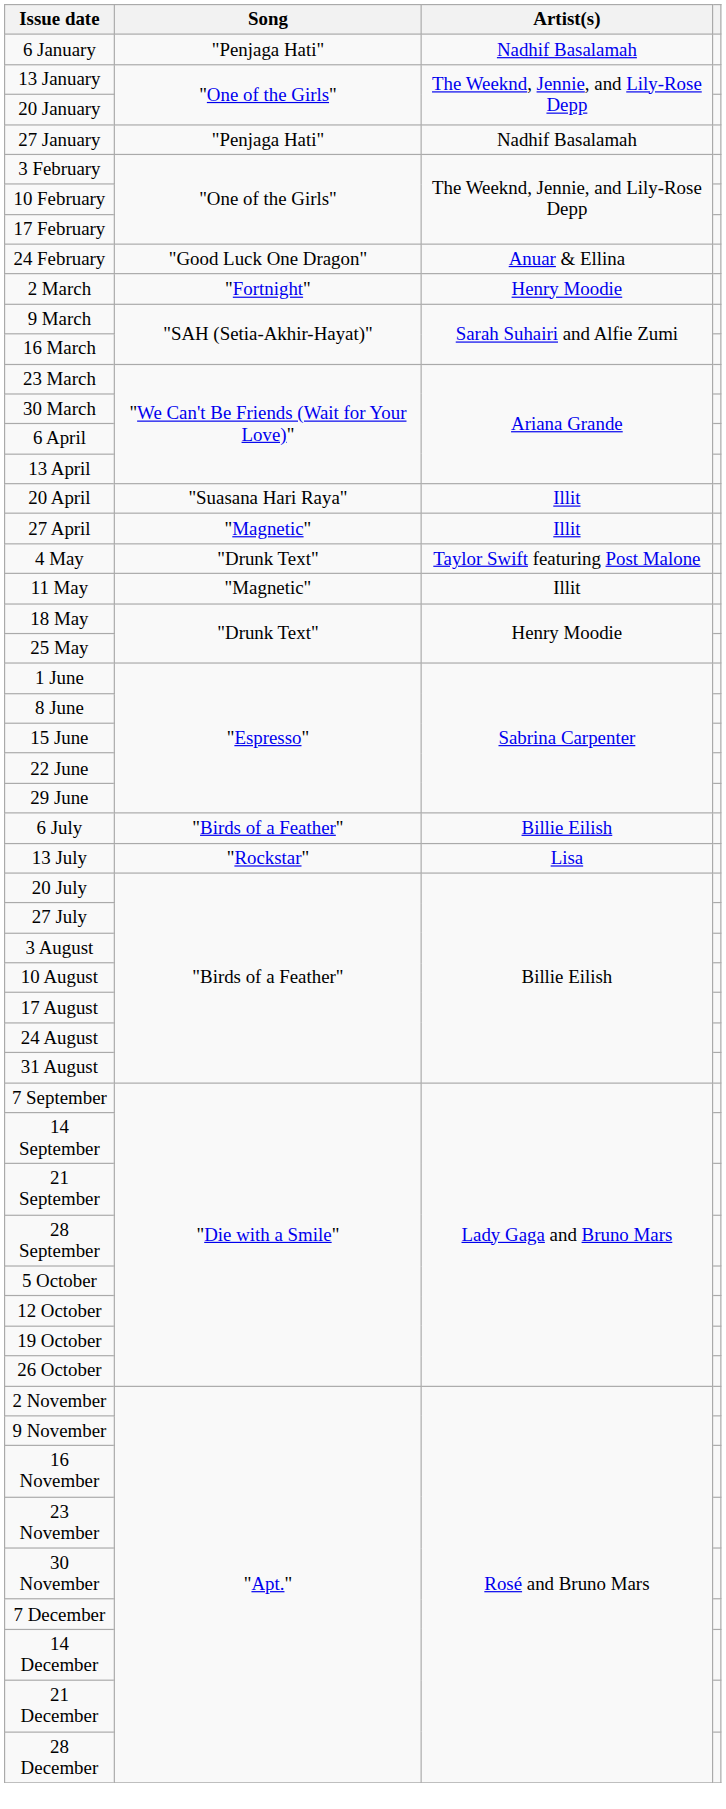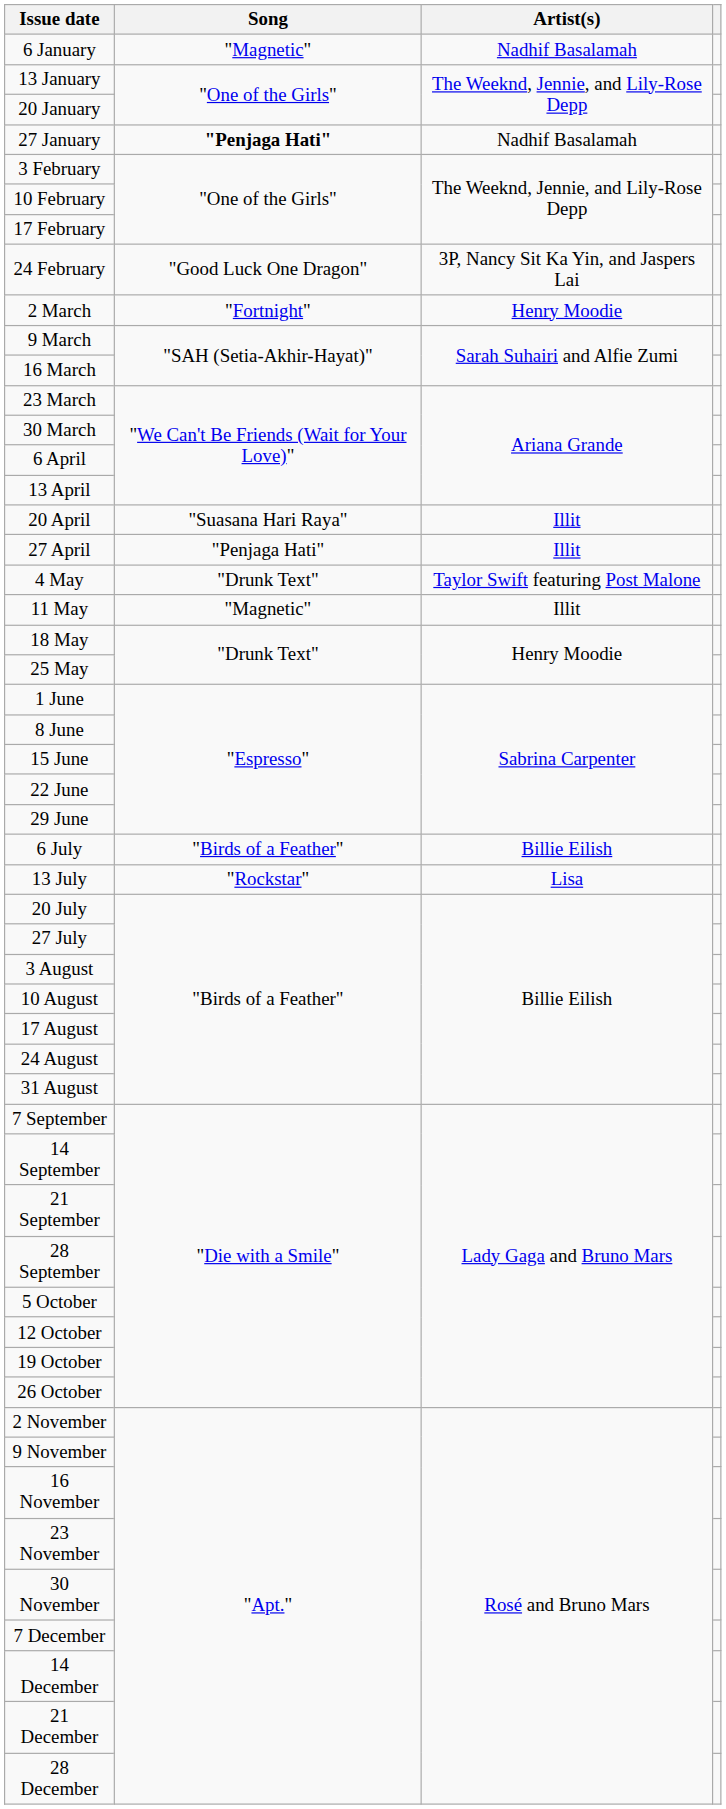(268, 49) "Penjaga Hati" -> (268, 49) "Magnetic"
(268, 139) normal -> (268, 139) bold
(567, 259) Anuar & Ellina -> (567, 269) 3P, Nancy Sit Ka Yin, and Jaspers Lai
(268, 528) "Magnetic" -> (268, 549) "Penjaga Hati"
